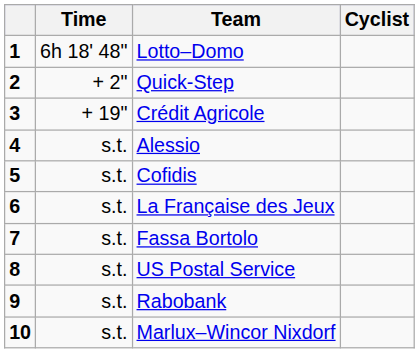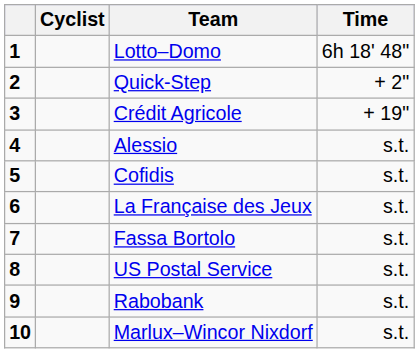columns swapped: (377, 20) <-> (84, 20)
